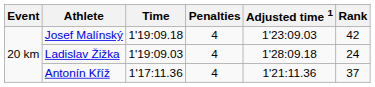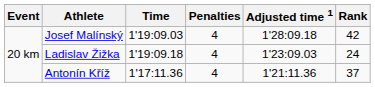(156, 36) 1'19:09.18 -> (156, 36) 1'19:09.03
(289, 36) 1'23:09.03 -> (289, 36) 1'28:09.18
(156, 55) 1'19:09.03 -> (156, 55) 1'19:09.18
(289, 55) 1'28:09.18 -> (289, 55) 1'23:09.03
